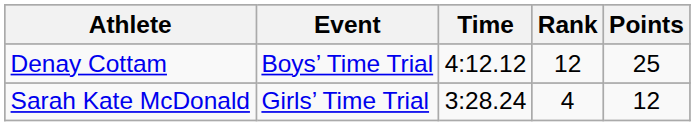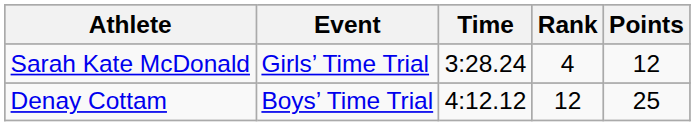rows swapped: (89, 63) <-> (130, 102)
